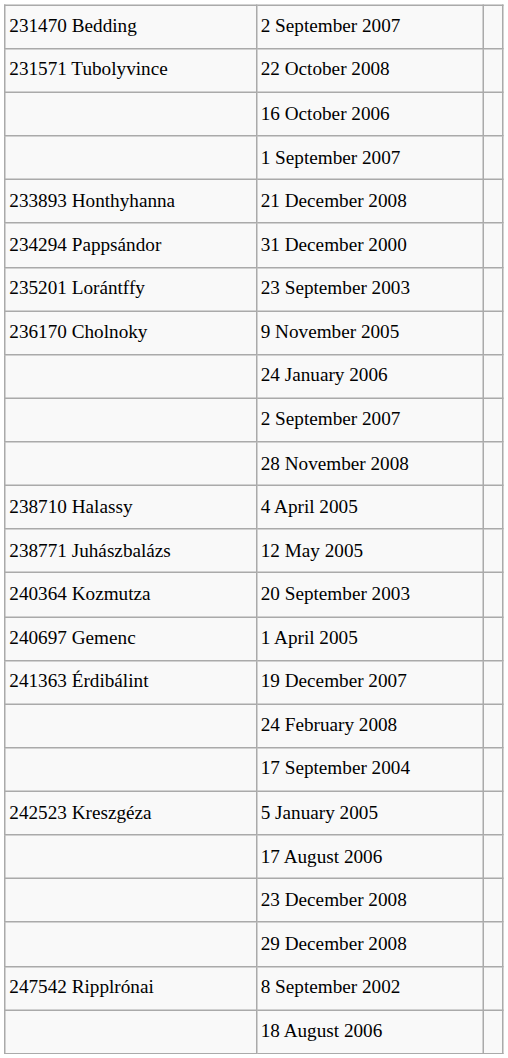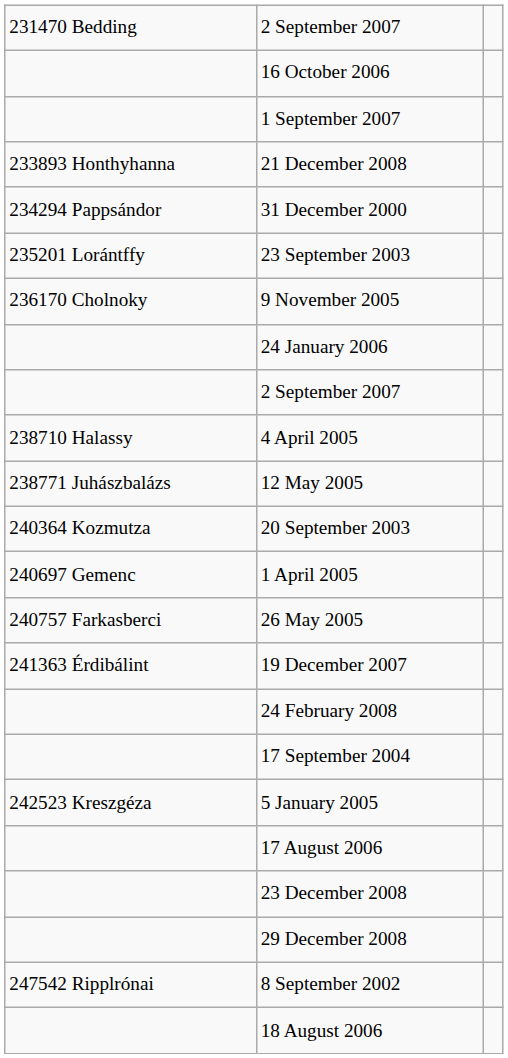- row: (89, 70)
- row: (130, 464)
+ row: (85, 620)
